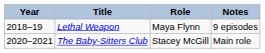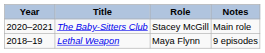rows swapped: (88, 27) <-> (102, 41)
